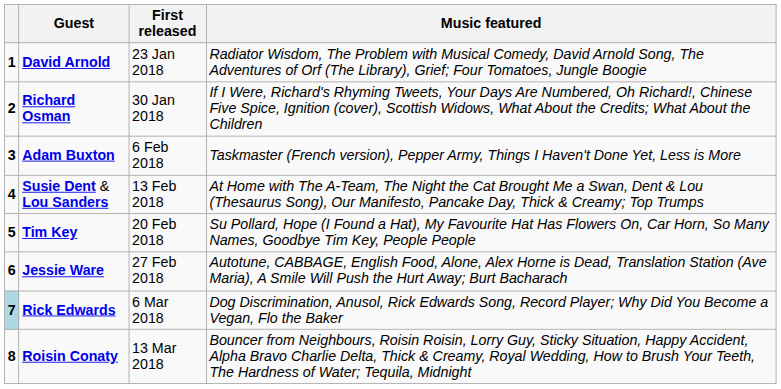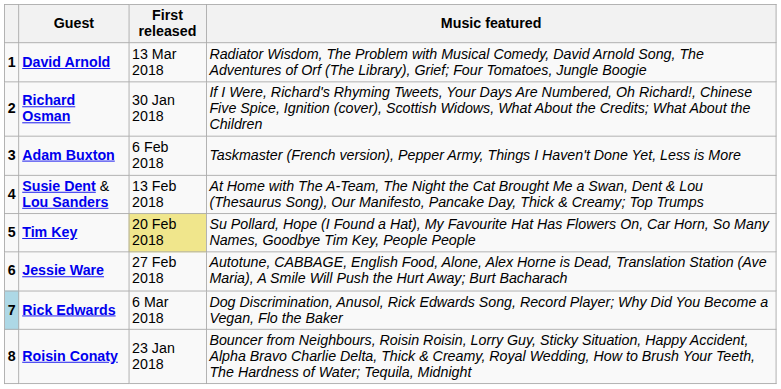(153, 62) 23 Jan 2018 -> (154, 62) 13 Mar 2018
(154, 232) no background -> (154, 232) khaki background
(154, 356) 13 Mar 2018 -> (153, 356) 23 Jan 2018
